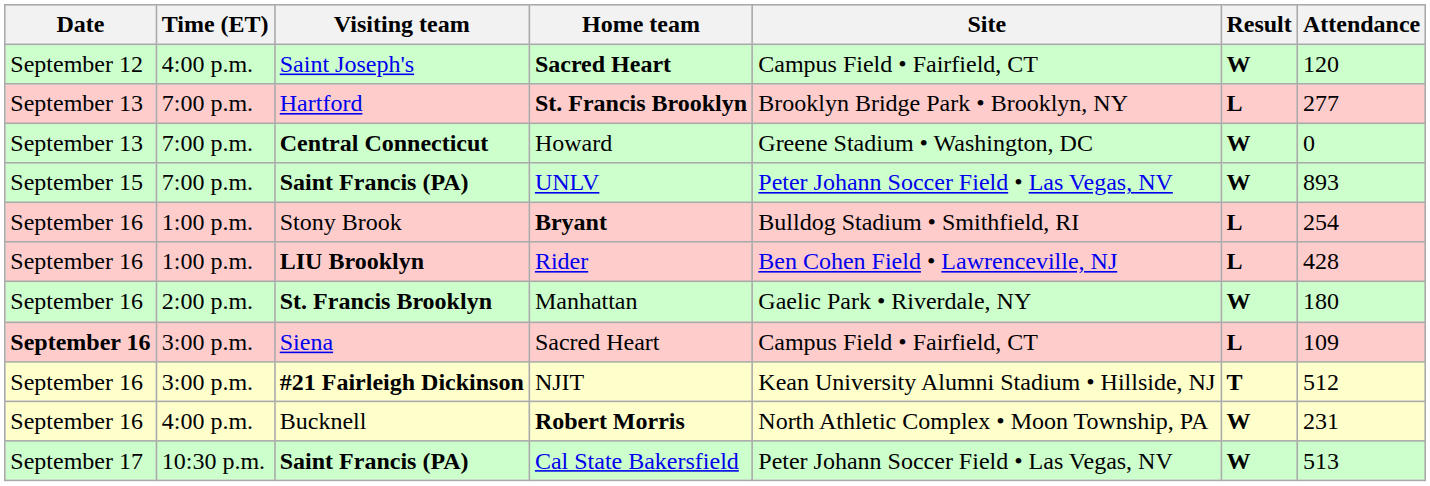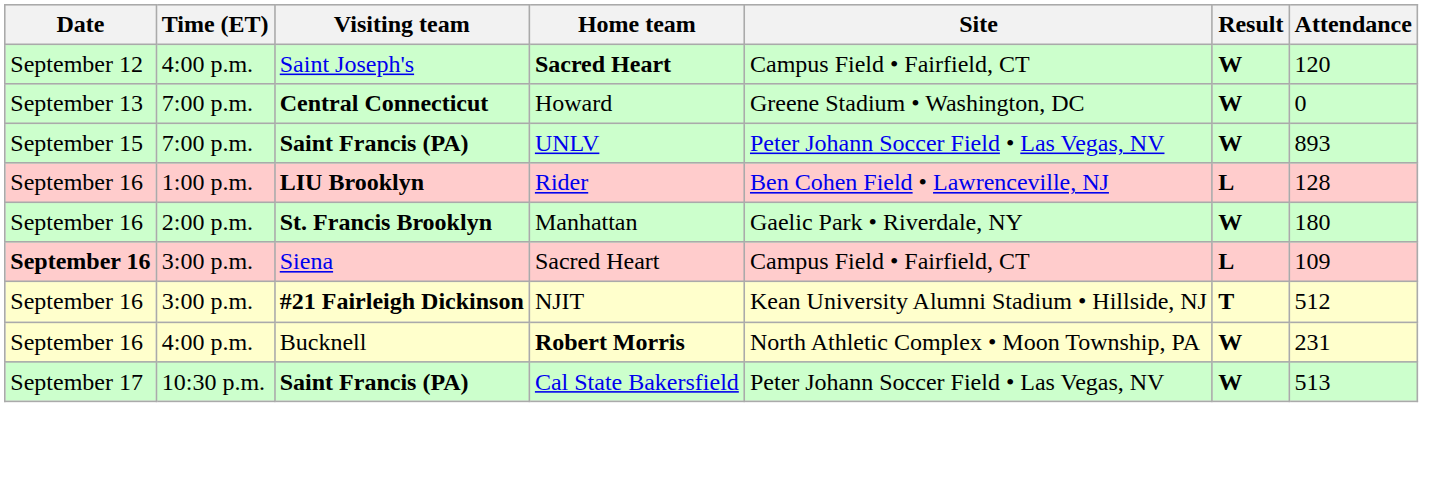- row: (321, 103)
- row: (341, 222)
(1321, 262) 428 -> (1313, 182) 128
